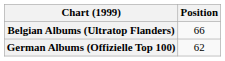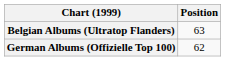(199, 30) 66 -> (199, 30) 63
